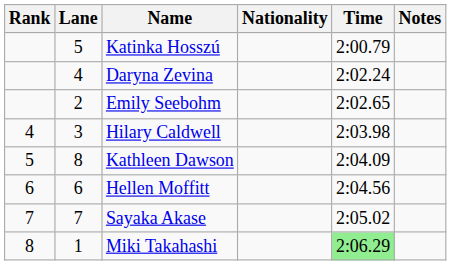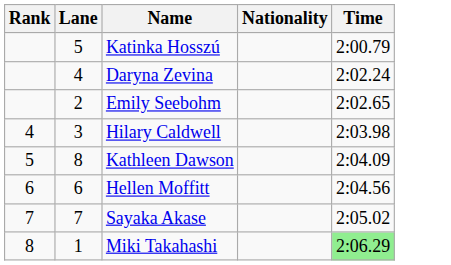- column: (420, 18)
